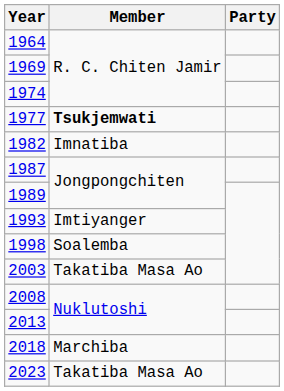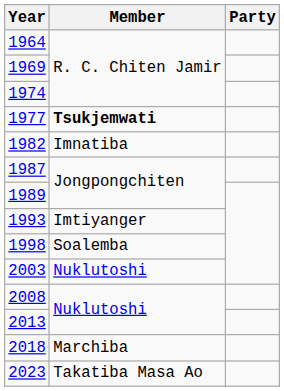(128, 272) Takatiba Masa Ao -> (100, 272) Nuklutoshi
